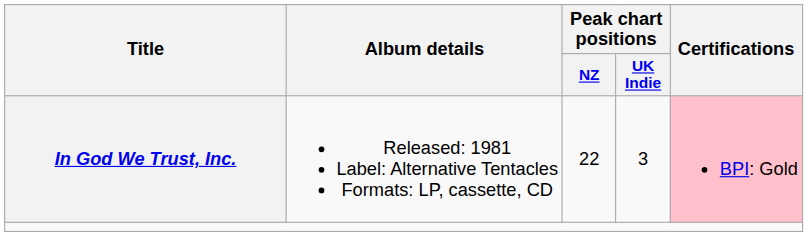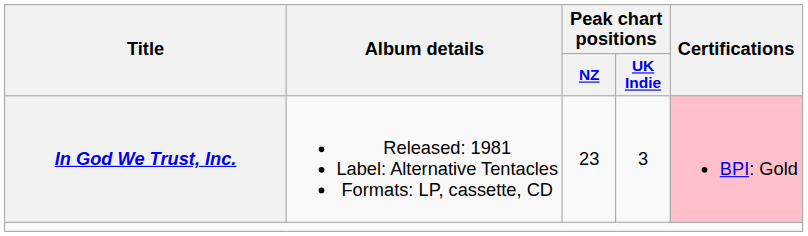(589, 158) 22 -> (589, 158) 23
